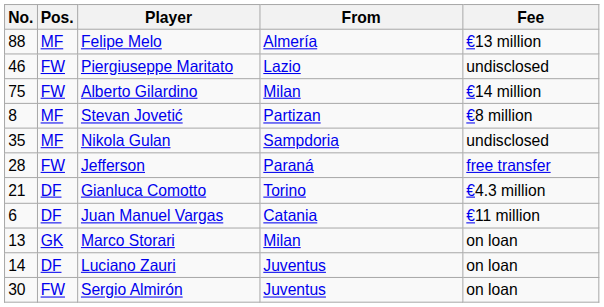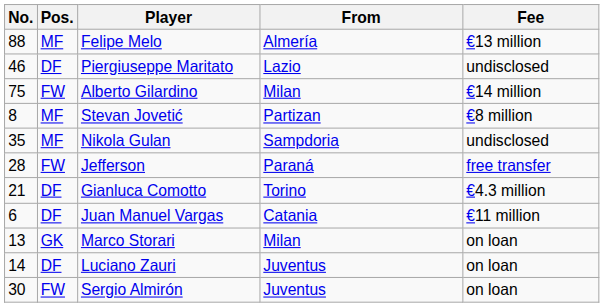(53, 67) FW -> (51, 67) DF
